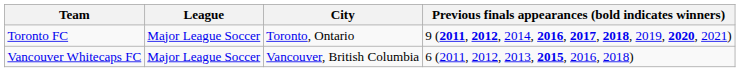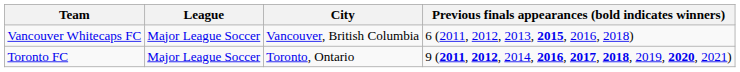rows swapped: (74, 56) <-> (38, 35)
